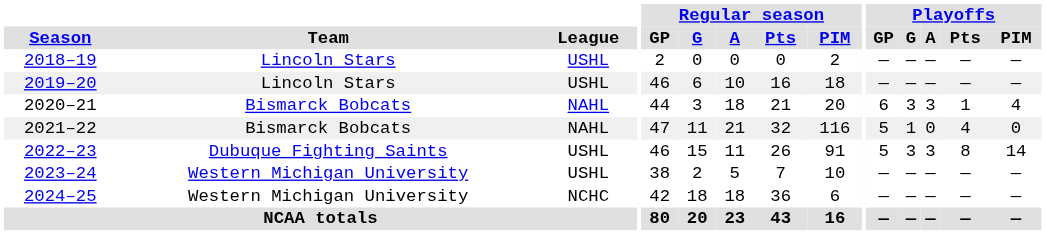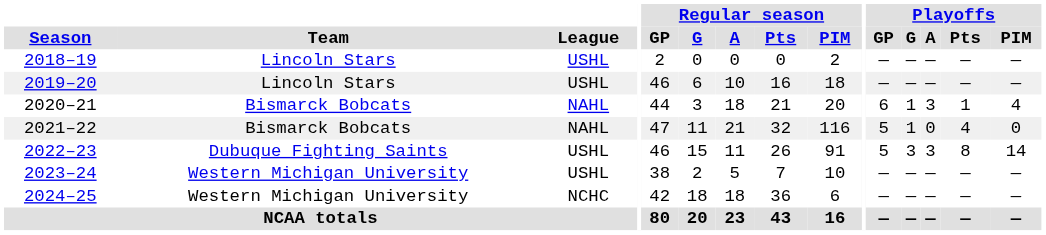(911, 106) 3 -> (911, 106) 1
